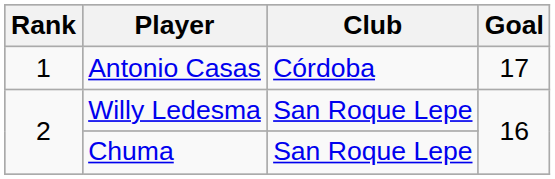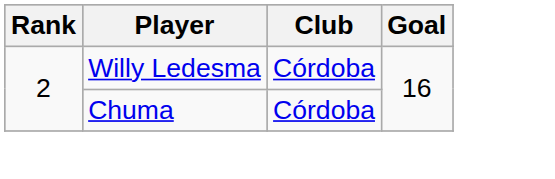- row: (175, 67)
(373, 109) San Roque Lepe -> (324, 67) Córdoba
(373, 151) San Roque Lepe -> (324, 109) Córdoba
